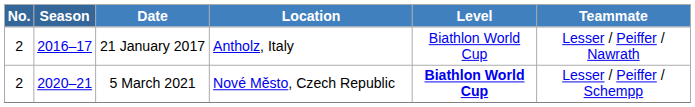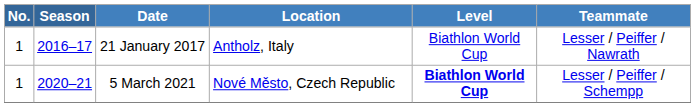(19, 46) 2 -> (19, 46) 1
(19, 84) 2 -> (19, 84) 1
